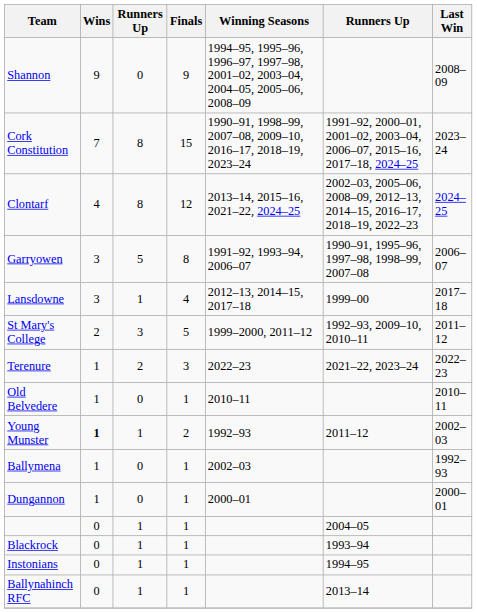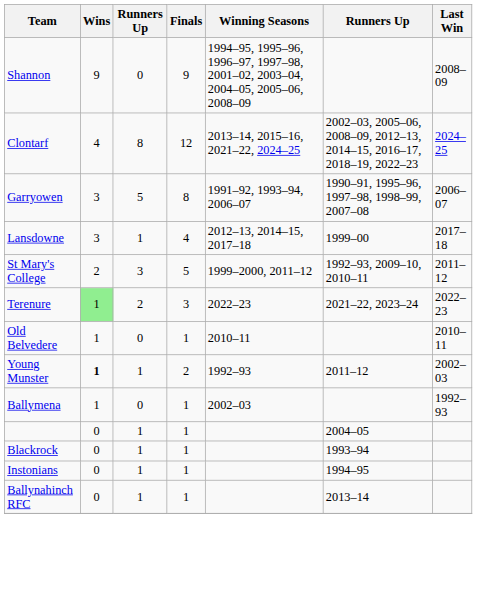- row: (38, 143)
(97, 365) no background -> (97, 304) lightgreen background
- row: (36, 499)
